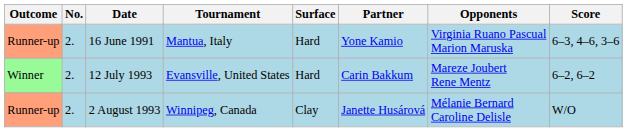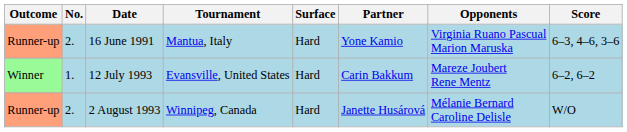(70, 75) 2. -> (70, 75) 1.
(307, 109) Clay -> (308, 109) Hard
